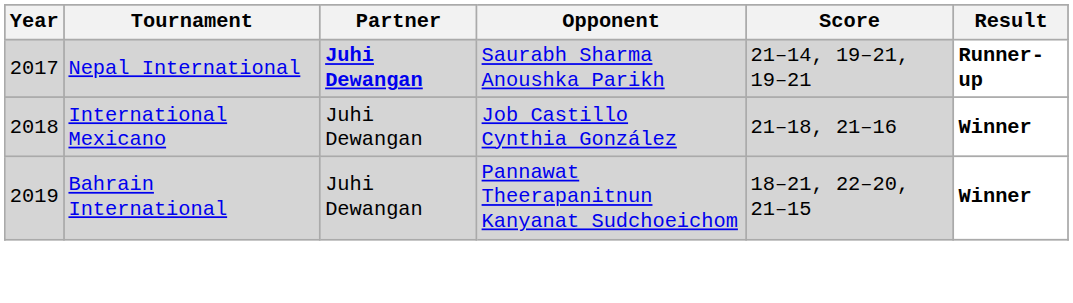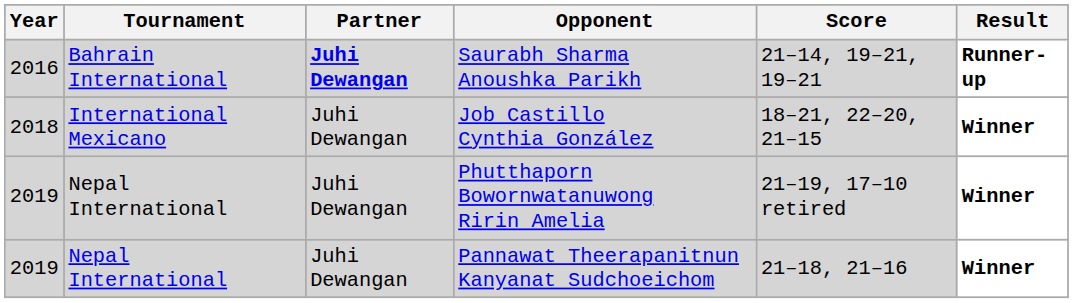(34, 68) 2017 -> (34, 68) 2016
(184, 68) Nepal International -> (148, 68) Bahrain International
(824, 127) 21–18, 21–16 -> (840, 127) 18–21, 22–20, 21–15
+ row: (556, 197)
(148, 197) Bahrain International -> (148, 268) Nepal International
(830, 197) 18–21, 22–20, 21–15 -> (834, 268) 21–18, 21–16
